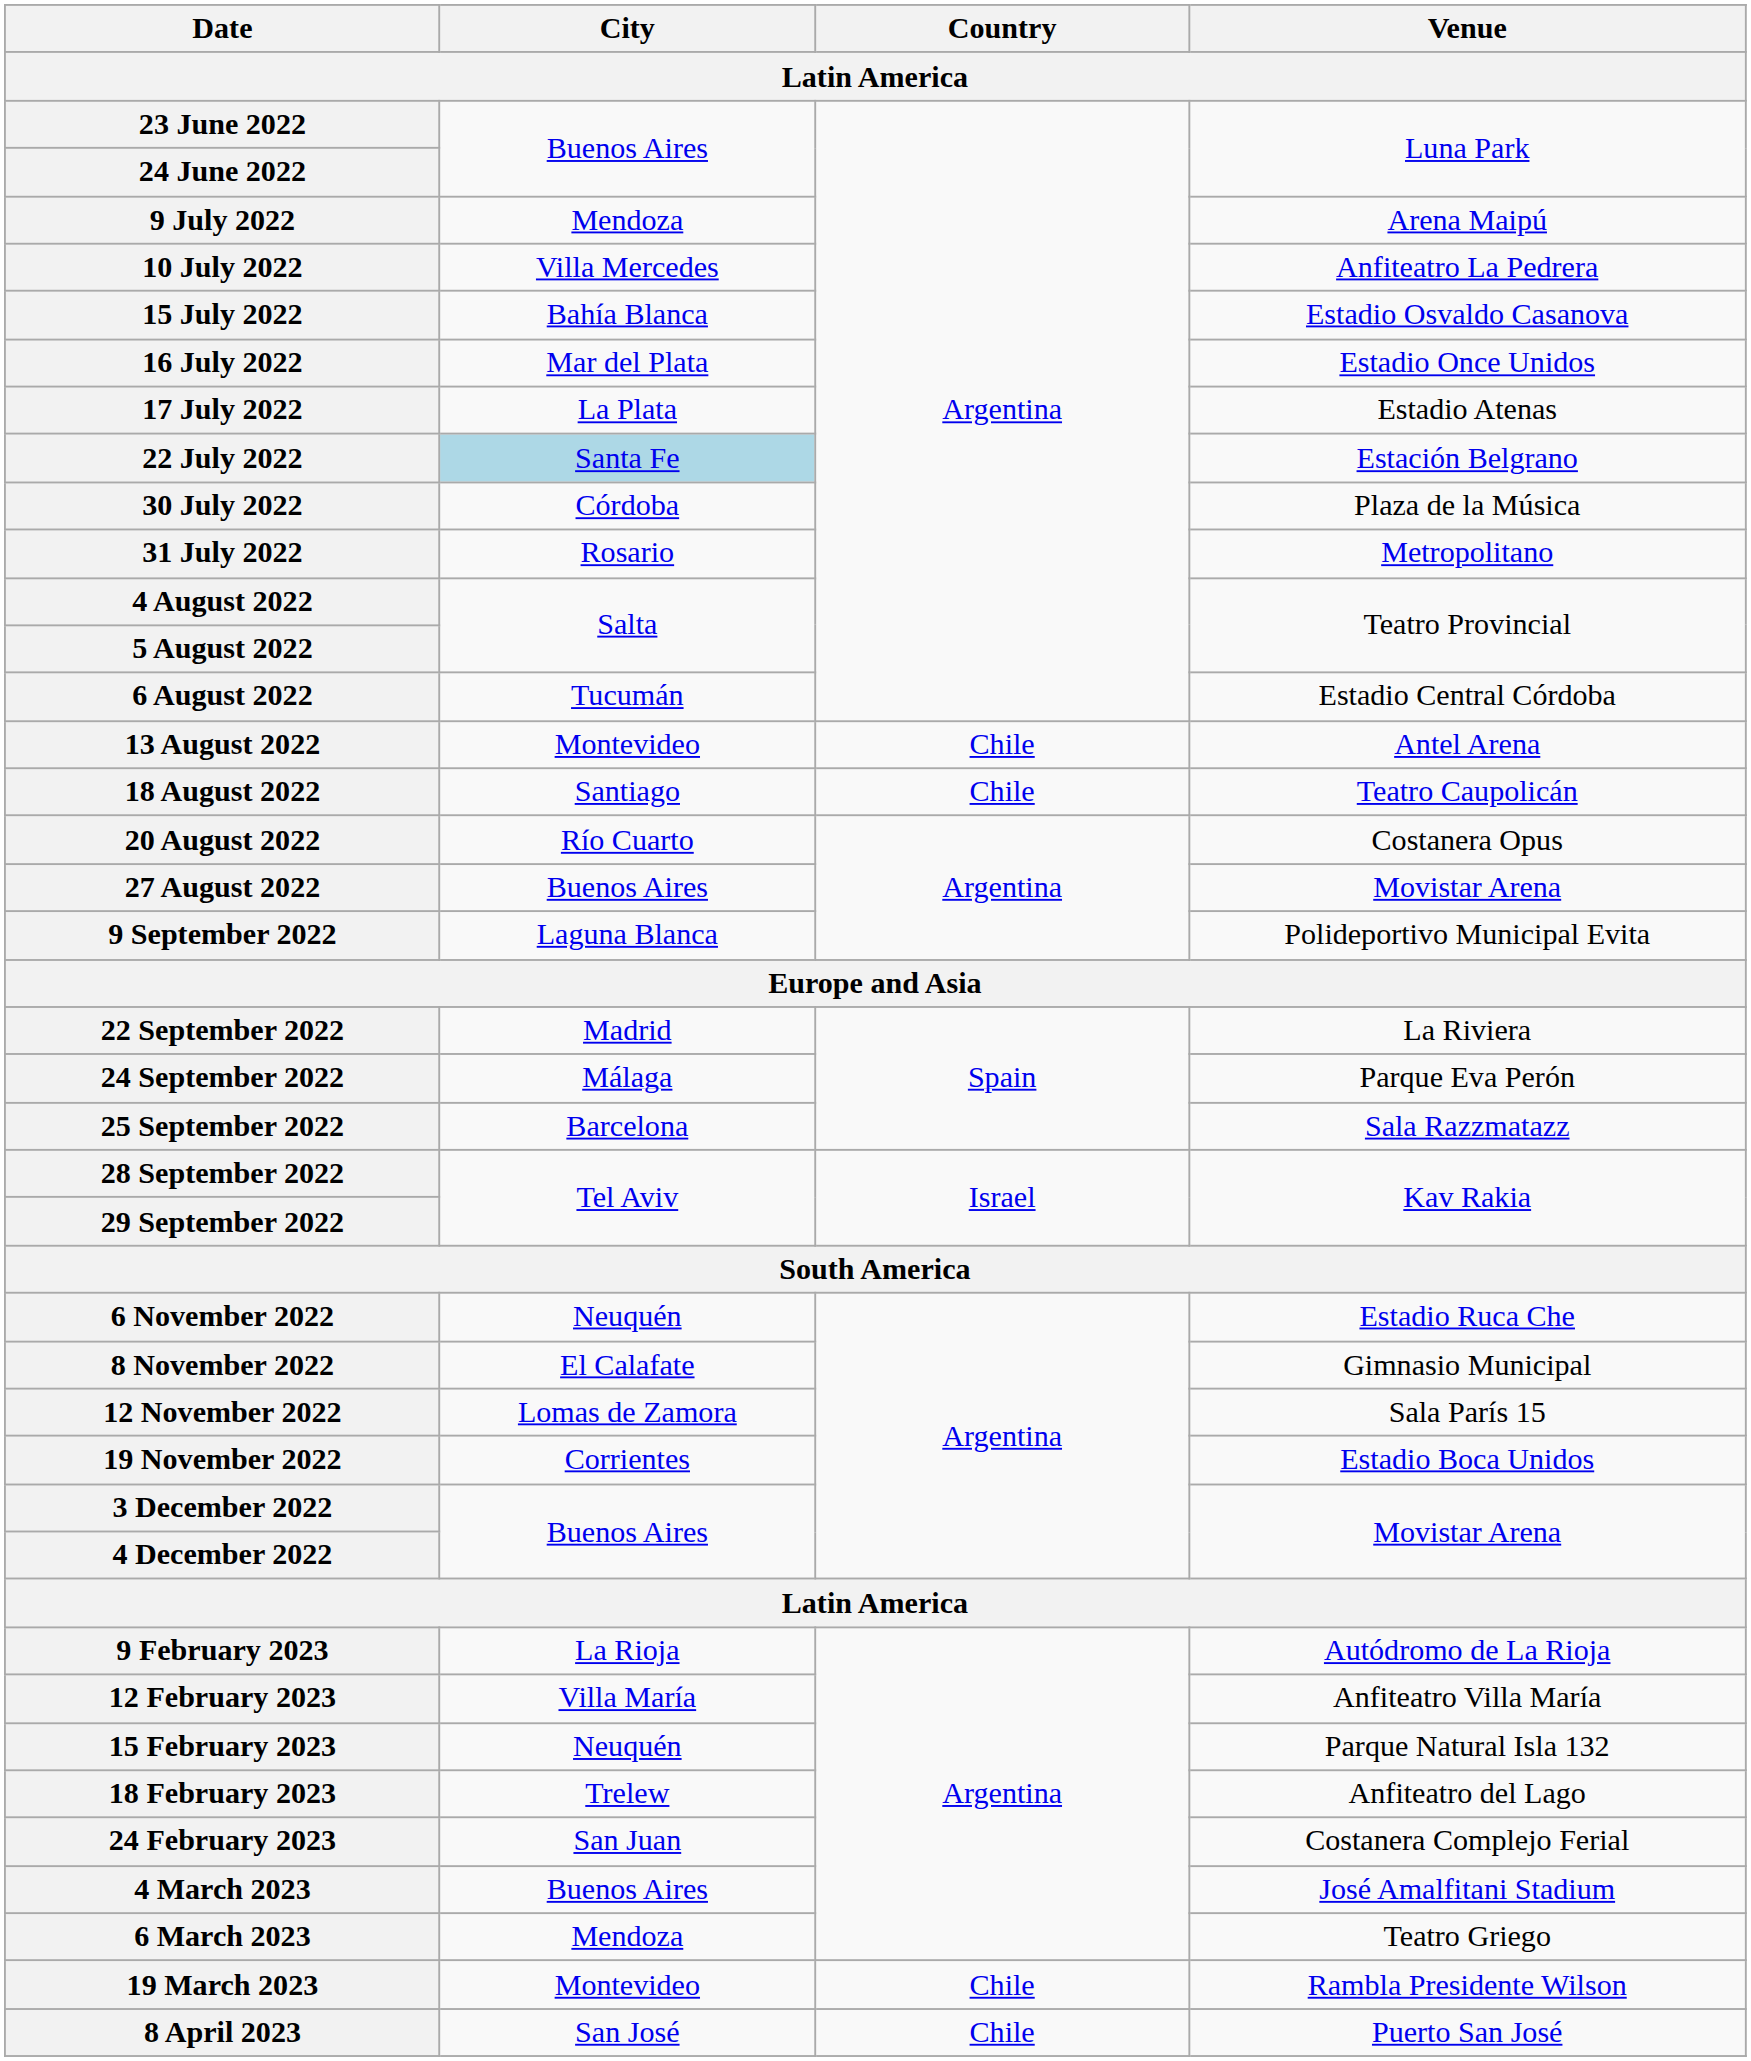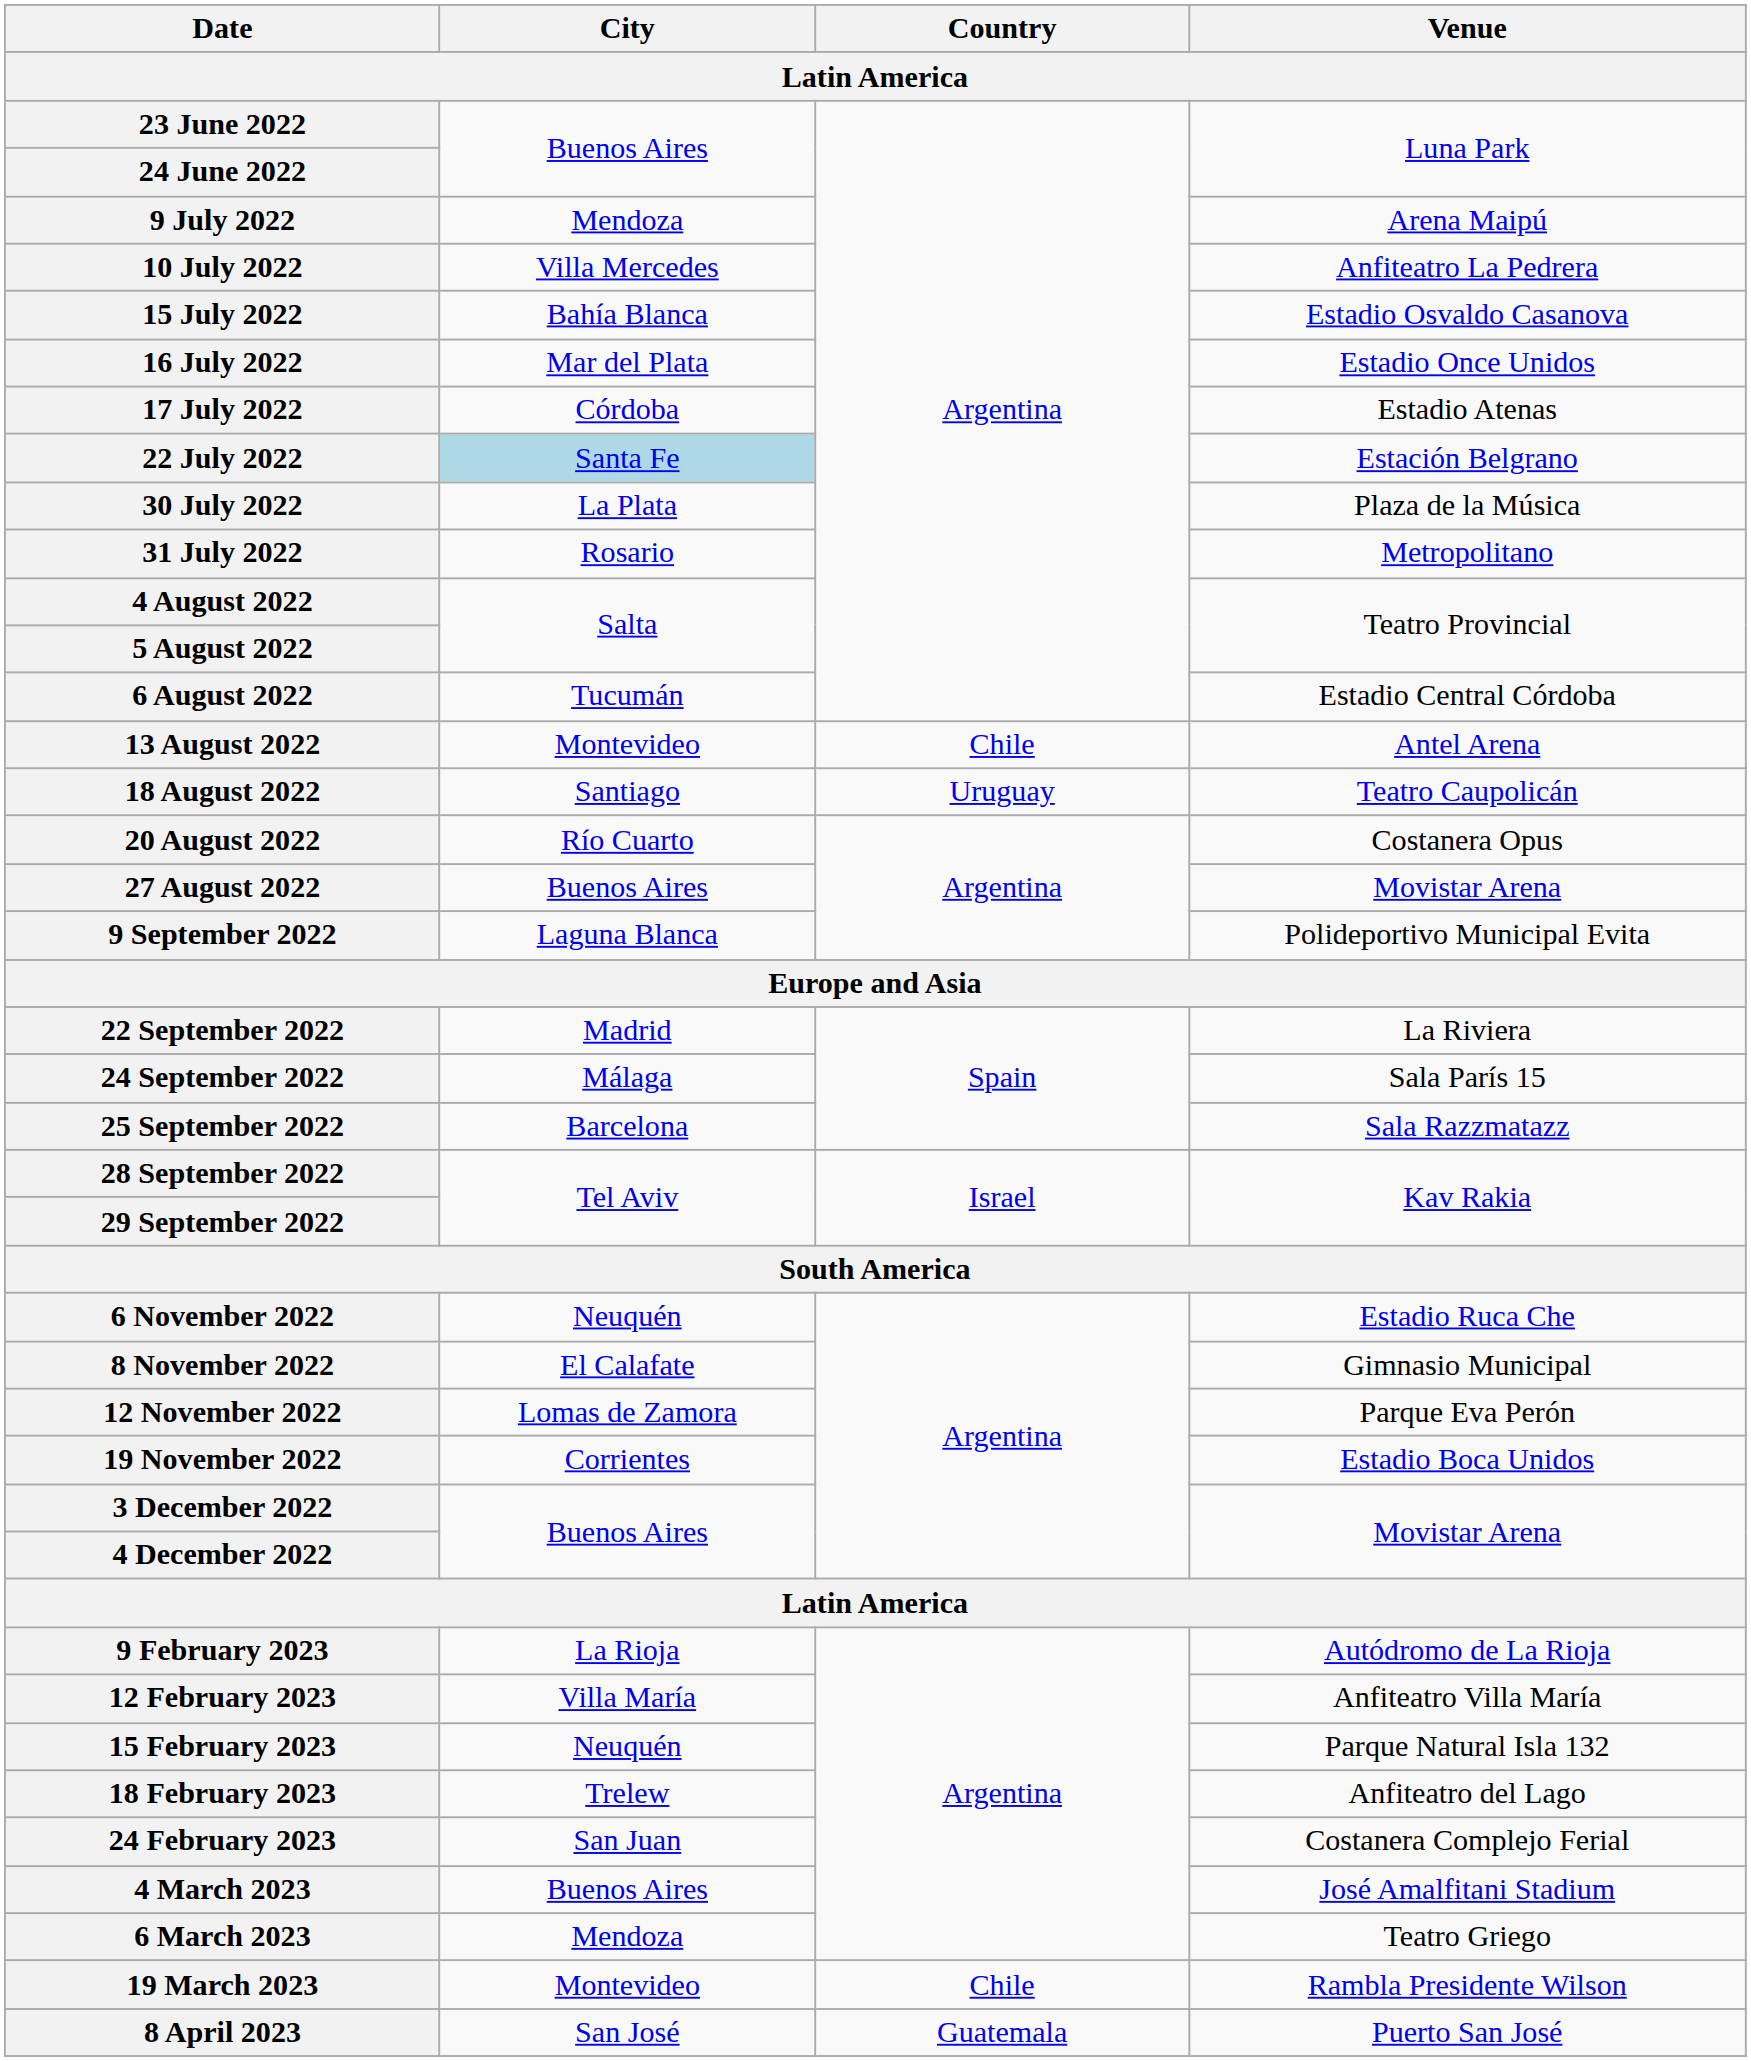(627, 409) La Plata -> (627, 409) Córdoba
(627, 505) Córdoba -> (627, 505) La Plata
(1002, 791) Chile -> (1002, 791) Uruguay
(1467, 1077) Parque Eva Perón -> (1467, 1077) Sala París 15
(1467, 1411) Sala París 15 -> (1467, 1411) Parque Eva Perón
(1002, 2031) Chile -> (1002, 2031) Guatemala
